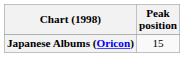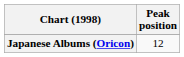(158, 43) 15 -> (158, 43) 12
